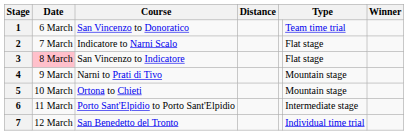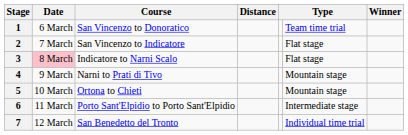(127, 43) Indicatore to Narni Scalo -> (131, 43) San Vincenzo to Indicatore
(131, 59) San Vincenzo to Indicatore -> (127, 59) Indicatore to Narni Scalo
